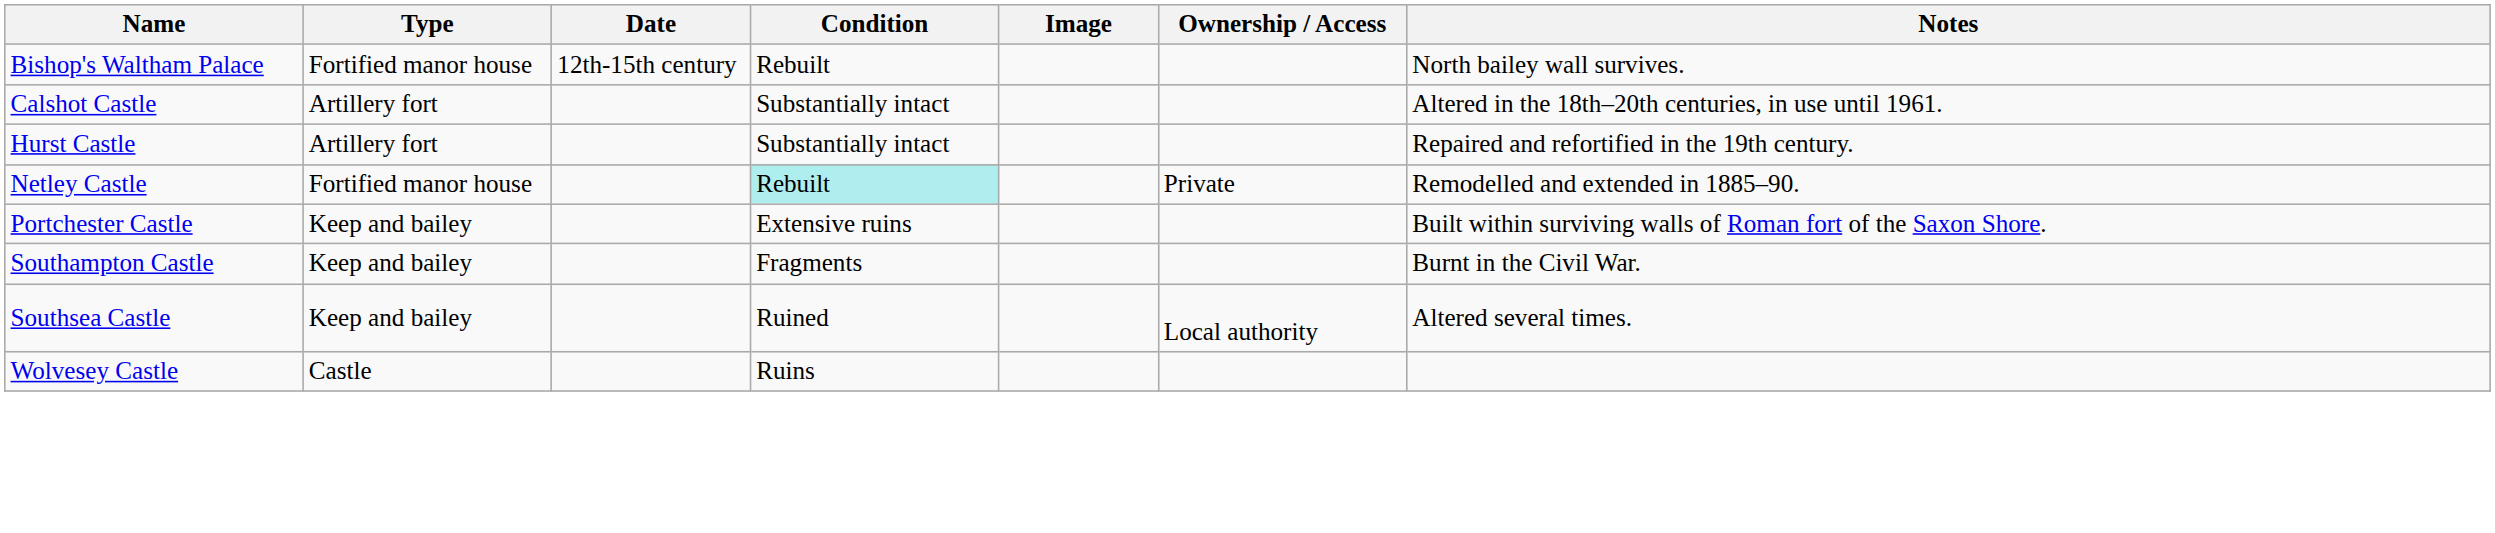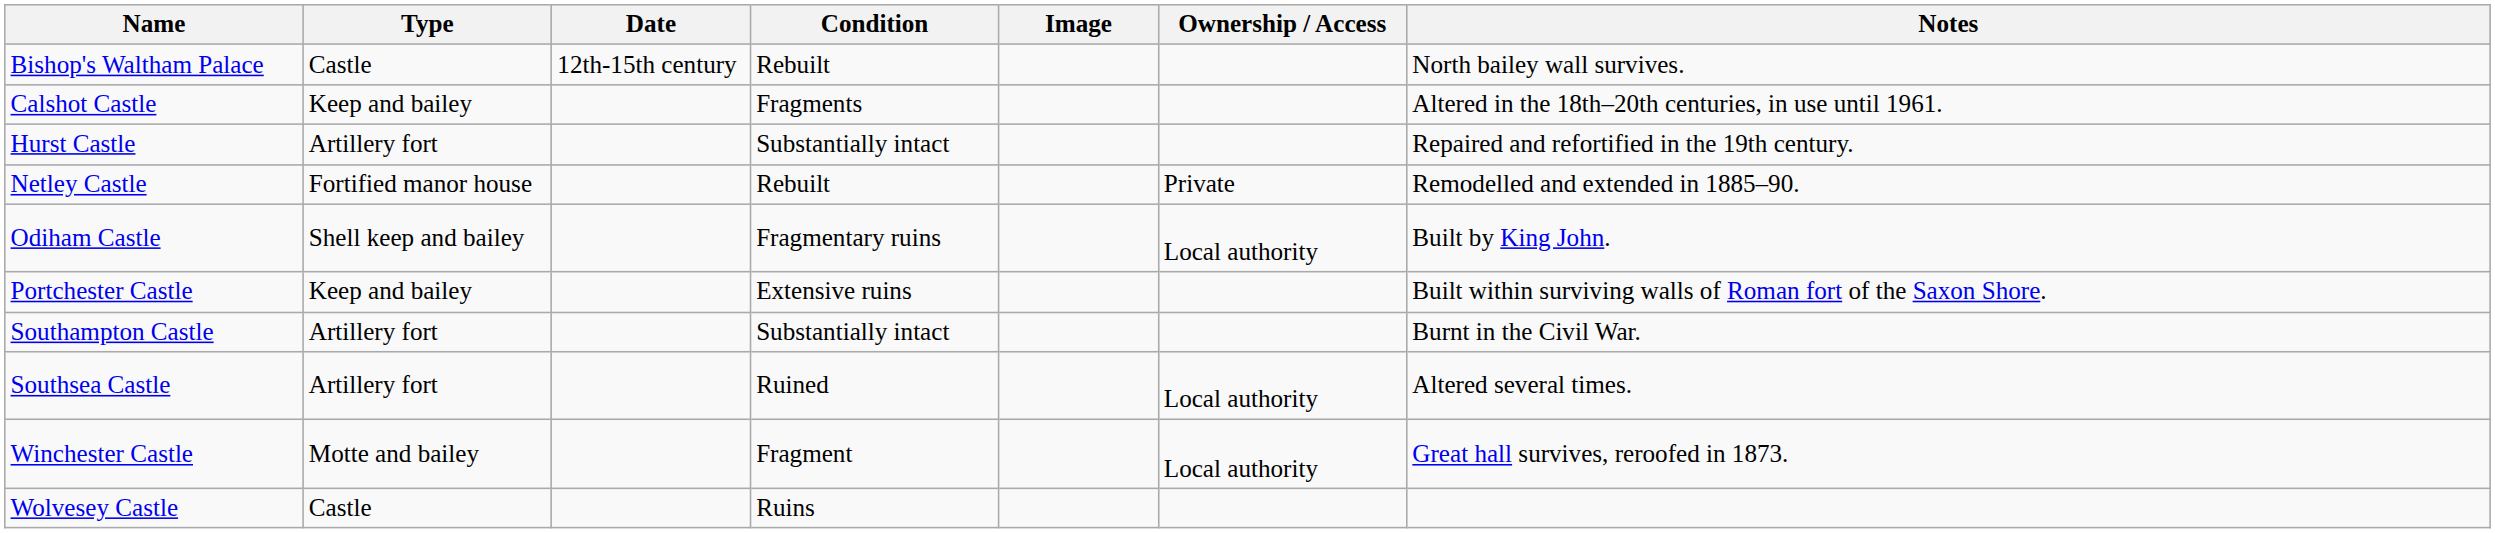(420, 64) Fortified manor house -> (340, 64) Castle
(373, 104) Artillery fort -> (390, 104) Keep and bailey
(853, 104) Substantially intact -> (809, 104) Fragments
(793, 183) paleturquoise background -> (793, 183) no background
+ row: (86, 237)
(390, 263) Keep and bailey -> (373, 331) Artillery fort
(809, 263) Fragments -> (853, 331) Substantially intact
(390, 317) Keep and bailey -> (373, 385) Artillery fort
+ row: (102, 453)
